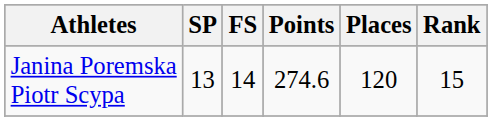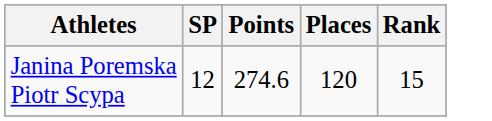- column: (243, 25)
(203, 80) 13 -> (203, 80) 12
